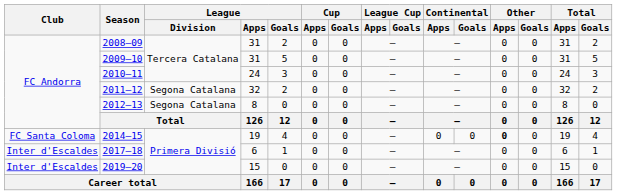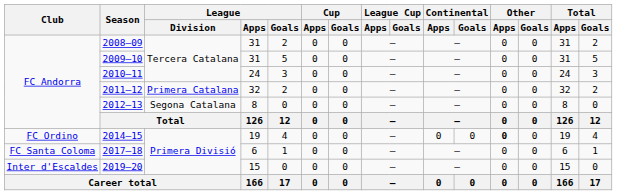(193, 89) Segona Catalana -> (193, 89) Primera Catalana
(52, 136) FC Santa Coloma -> (52, 136) FC Ordino
(52, 151) Inter d'Escaldes -> (52, 151) FC Santa Coloma
